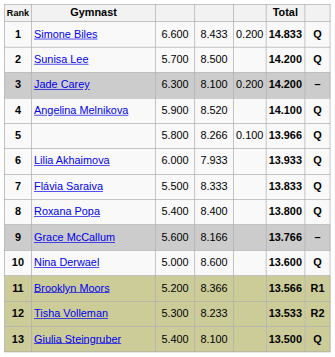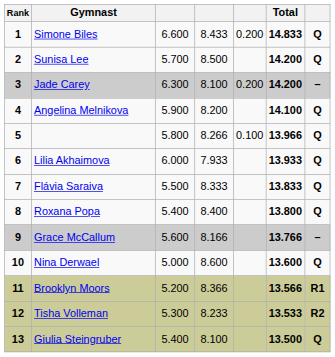(214, 110) 8.520 -> (214, 110) 8.200
